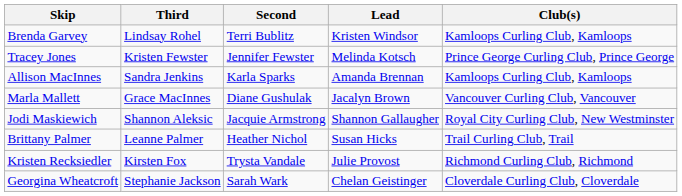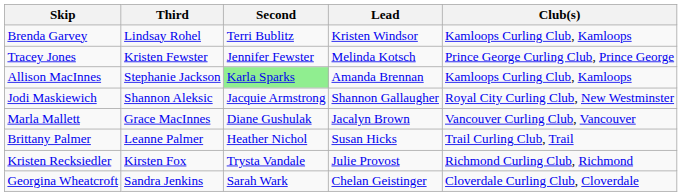(164, 77) Sandra Jenkins -> (172, 77) Stephanie Jackson
(261, 77) no background -> (261, 77) lightgreen background
rows swapped: (44, 98) <-> (52, 118)
(172, 181) Stephanie Jackson -> (164, 181) Sandra Jenkins
